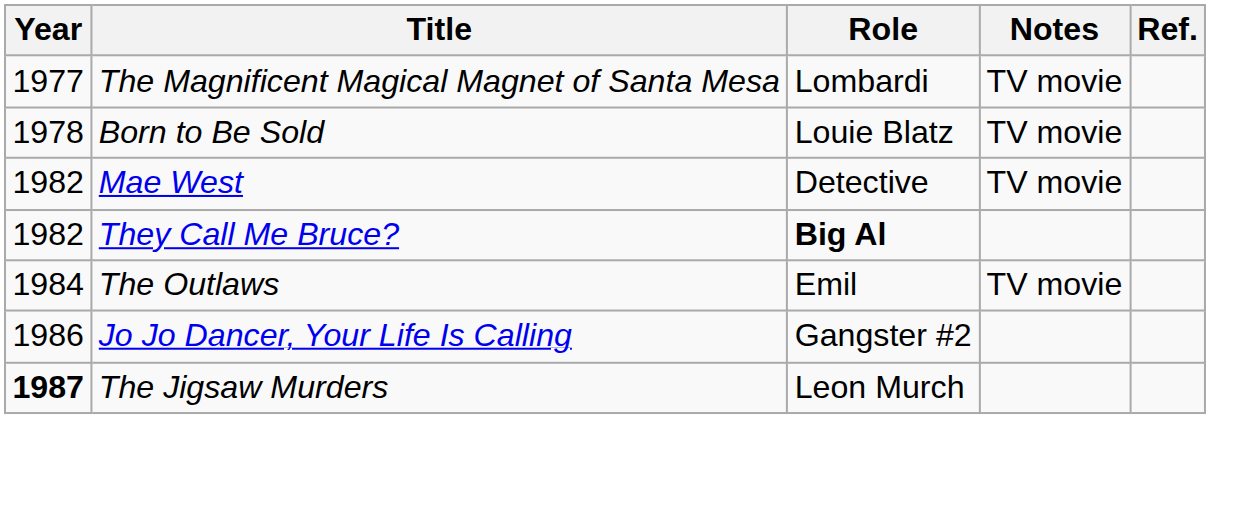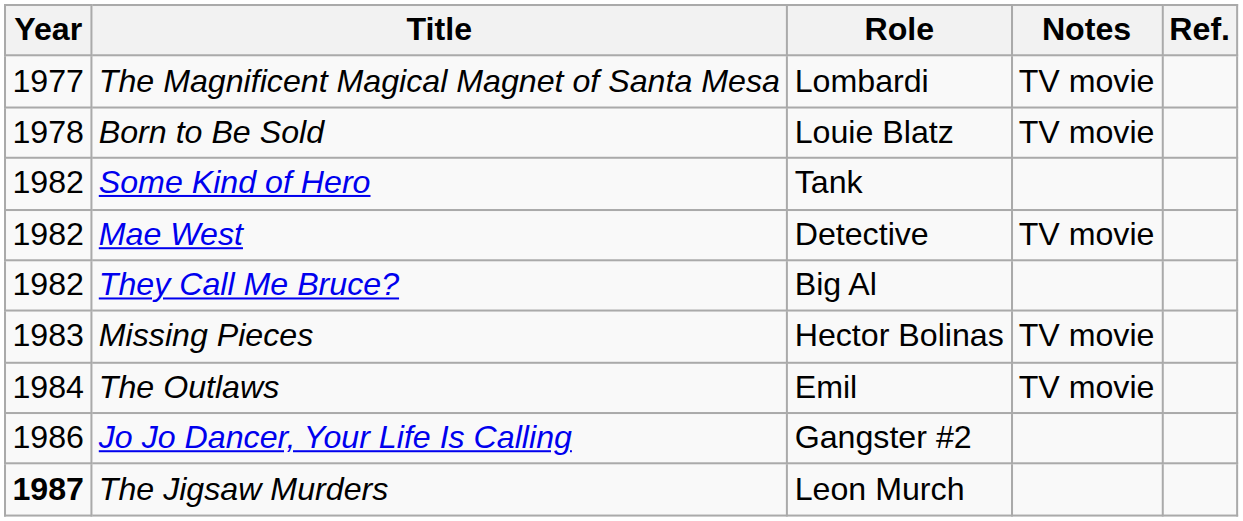+ row: (235, 183)
(841, 234) bold -> (836, 285) normal
+ row: (206, 336)
